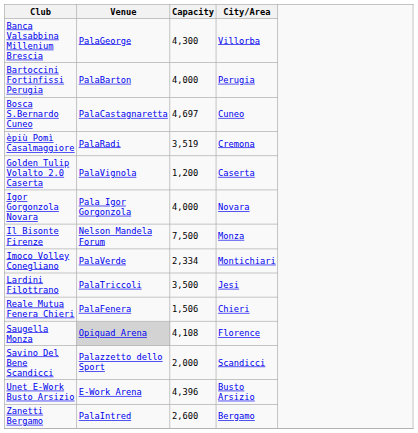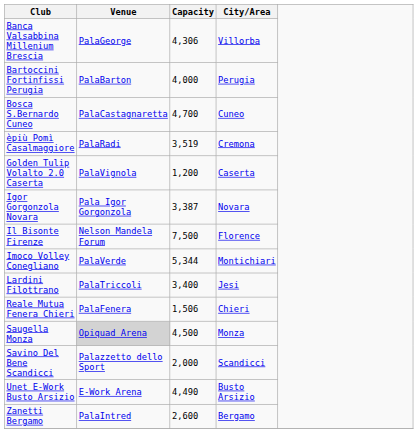(185, 41) 4,300 -> (185, 41) 4,306
(185, 114) 4,697 -> (185, 114) 4,700
(185, 207) 4,000 -> (185, 207) 3,387
(231, 236) Monza -> (239, 236) Florence
(185, 261) 2,334 -> (185, 261) 5,344
(185, 285) 3,500 -> (185, 285) 3,400
(185, 333) 4,108 -> (185, 333) 4,500
(239, 333) Florence -> (231, 333) Monza
(185, 392) 4,396 -> (185, 392) 4,490
